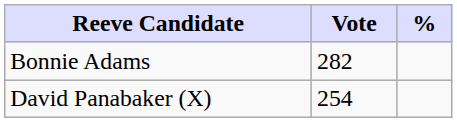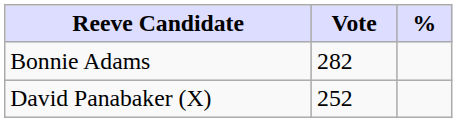(335, 98) 254 -> (335, 98) 252
